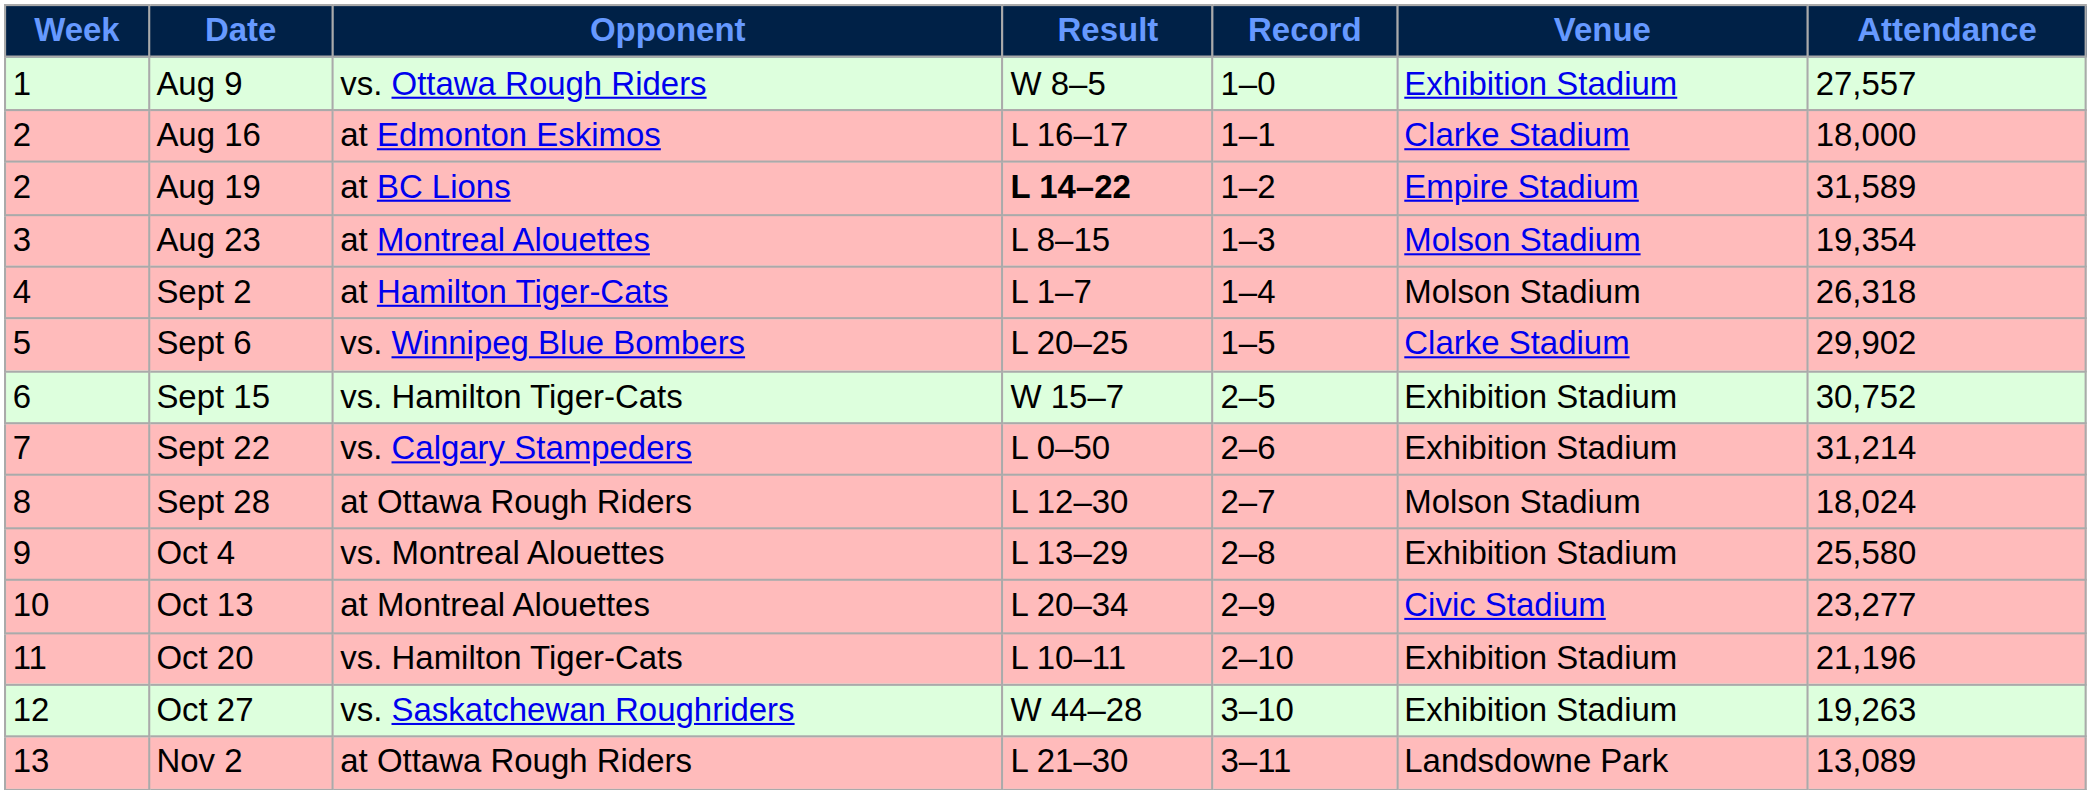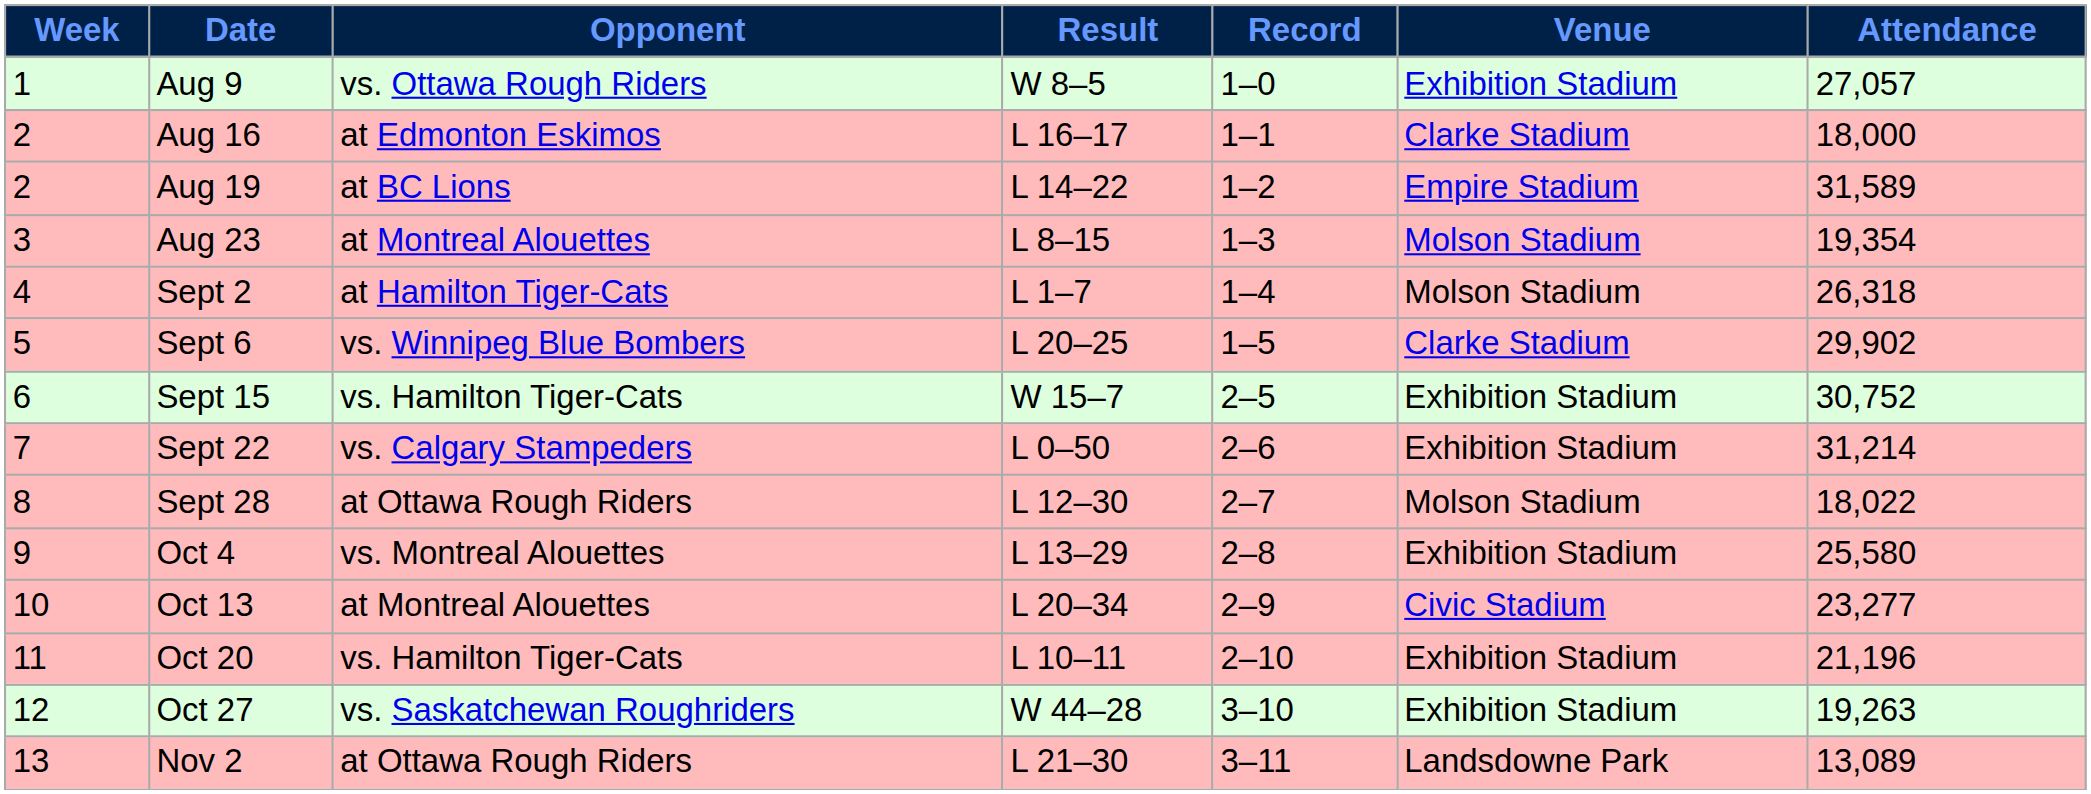(1866, 82) 27,557 -> (1866, 82) 27,057
(1071, 187) bold -> (1069, 187) normal
(1866, 501) 18,024 -> (1866, 501) 18,022
